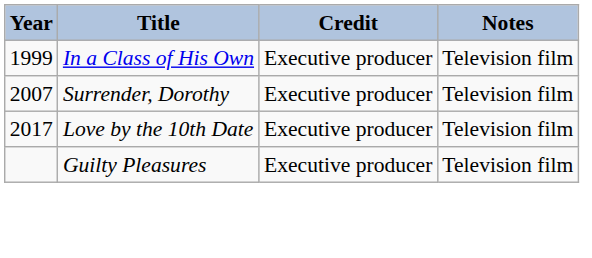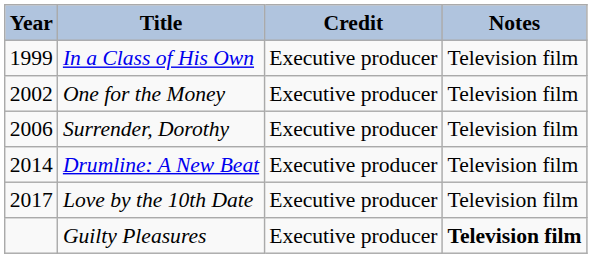+ row: (144, 93)
(31, 93) 2007 -> (31, 129) 2006
+ row: (161, 164)
(508, 164) normal -> (515, 236) bold
